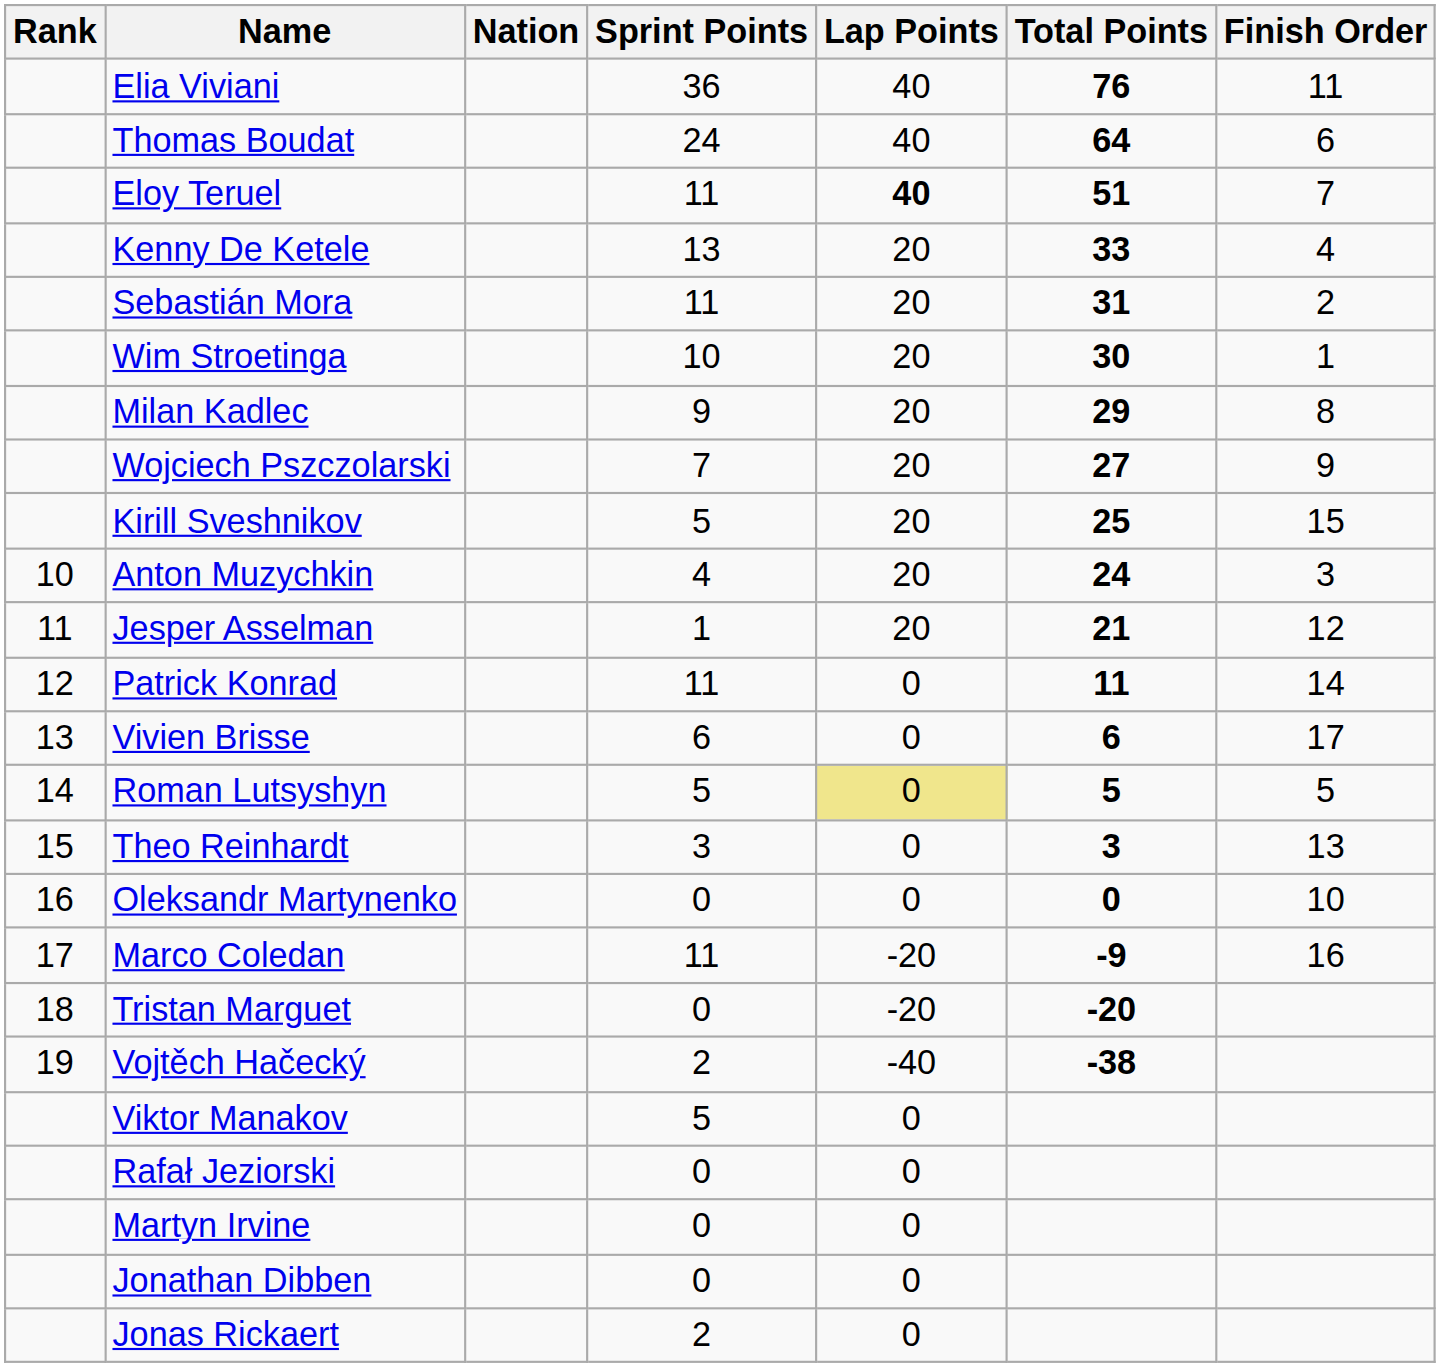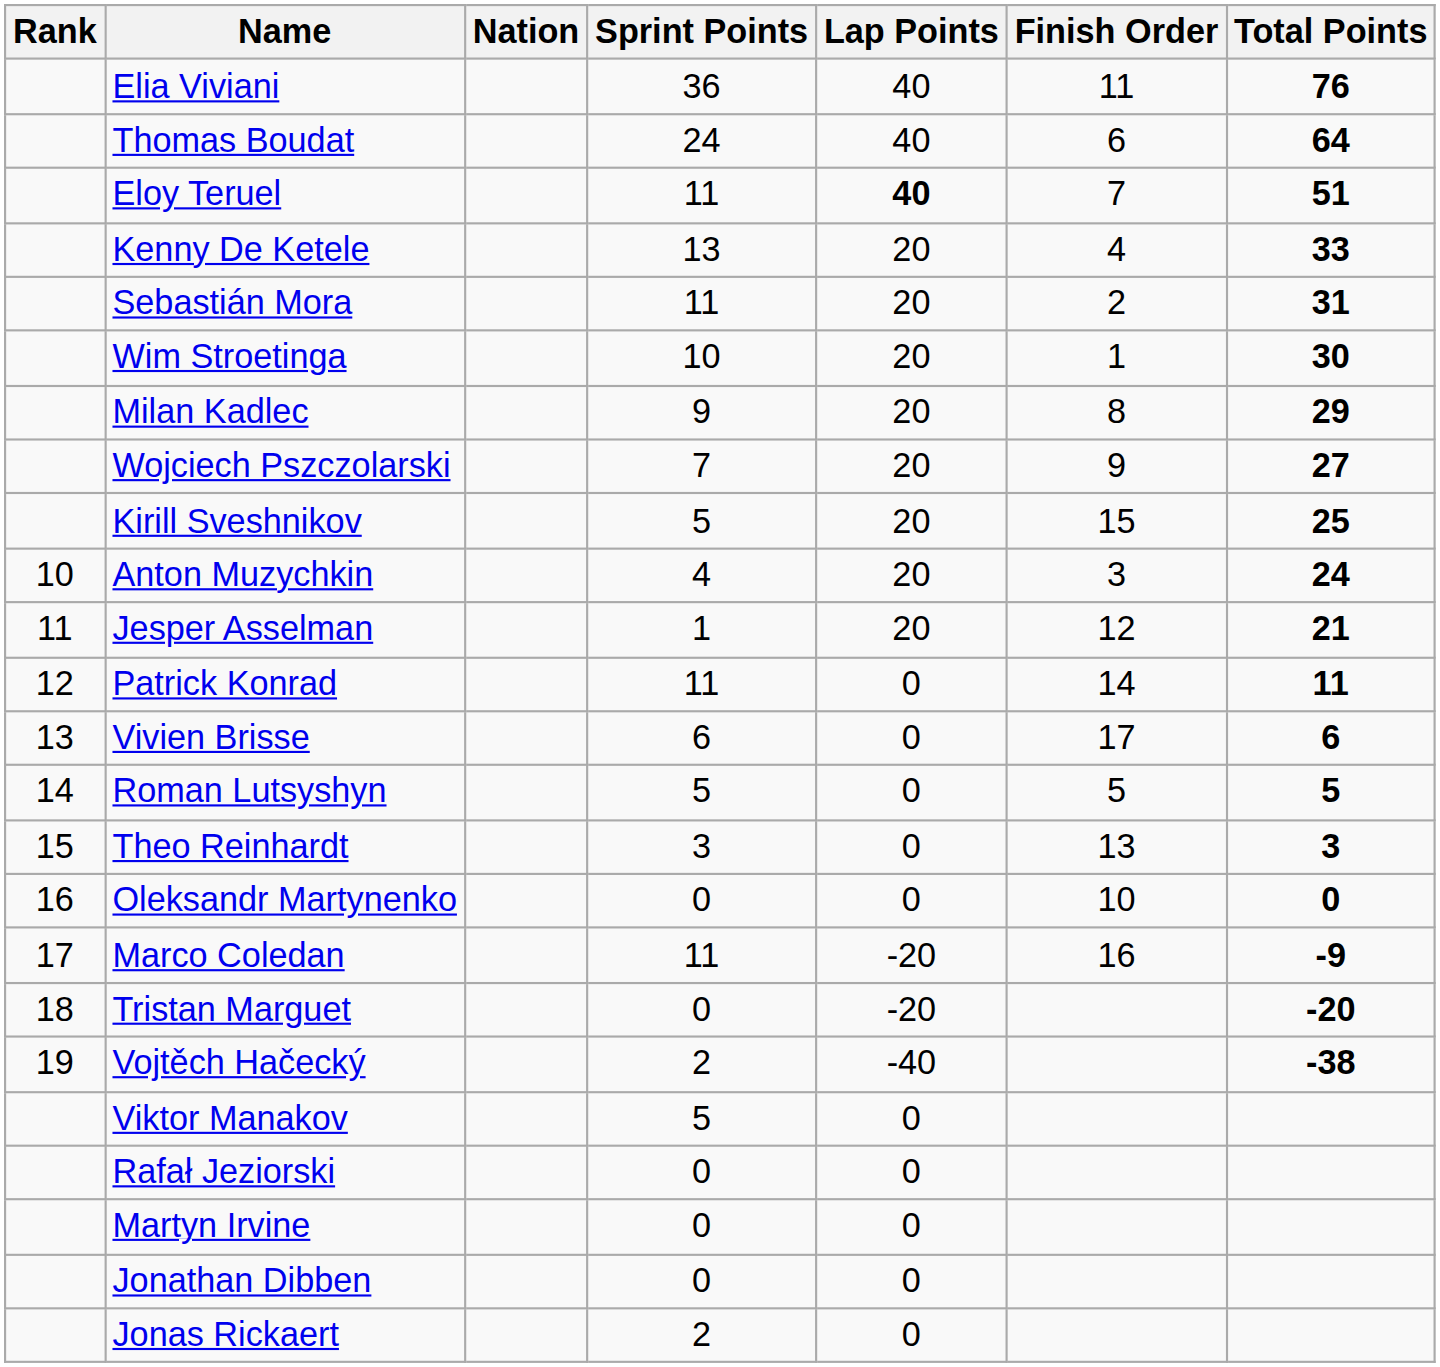columns swapped: (1326, 31) <-> (1111, 31)
(911, 791) khaki background -> (911, 791) no background
